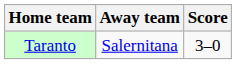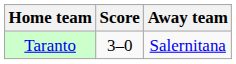columns swapped: (208, 17) <-> (140, 17)
